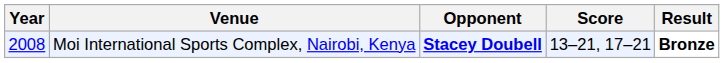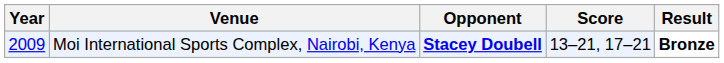(27, 44) 2008 -> (27, 44) 2009
